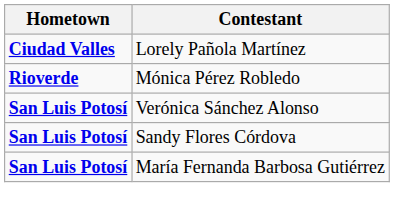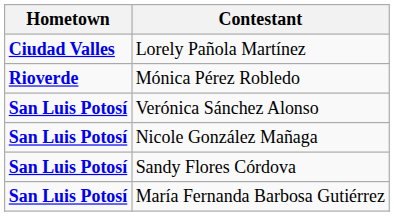+ row: (227, 137)
